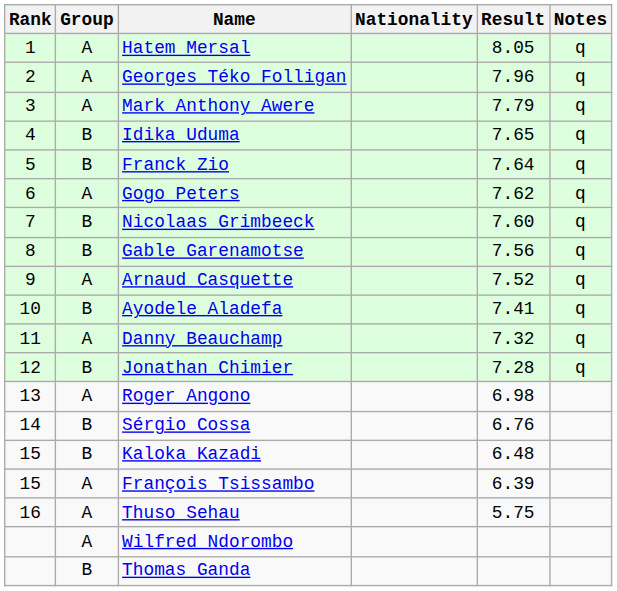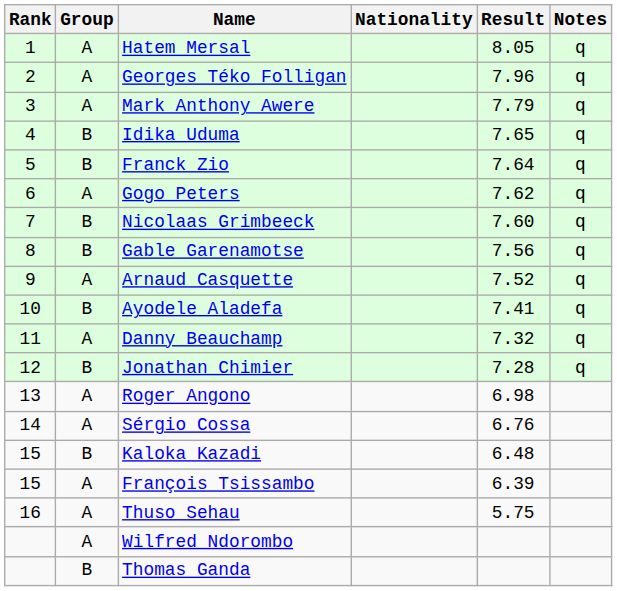(87, 426) B -> (87, 426) A
